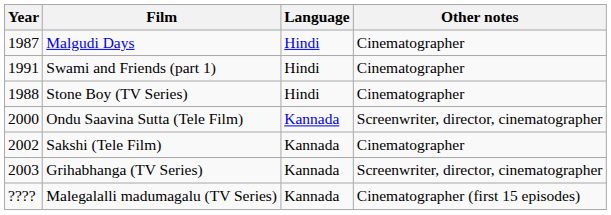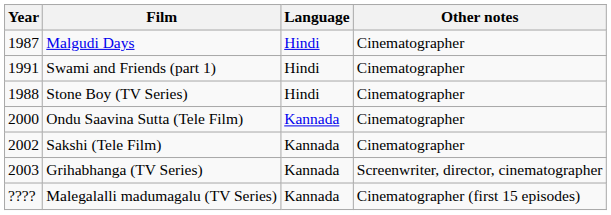(480, 119) Screenwriter, director, cinematographer -> (411, 119) Cinematographer
